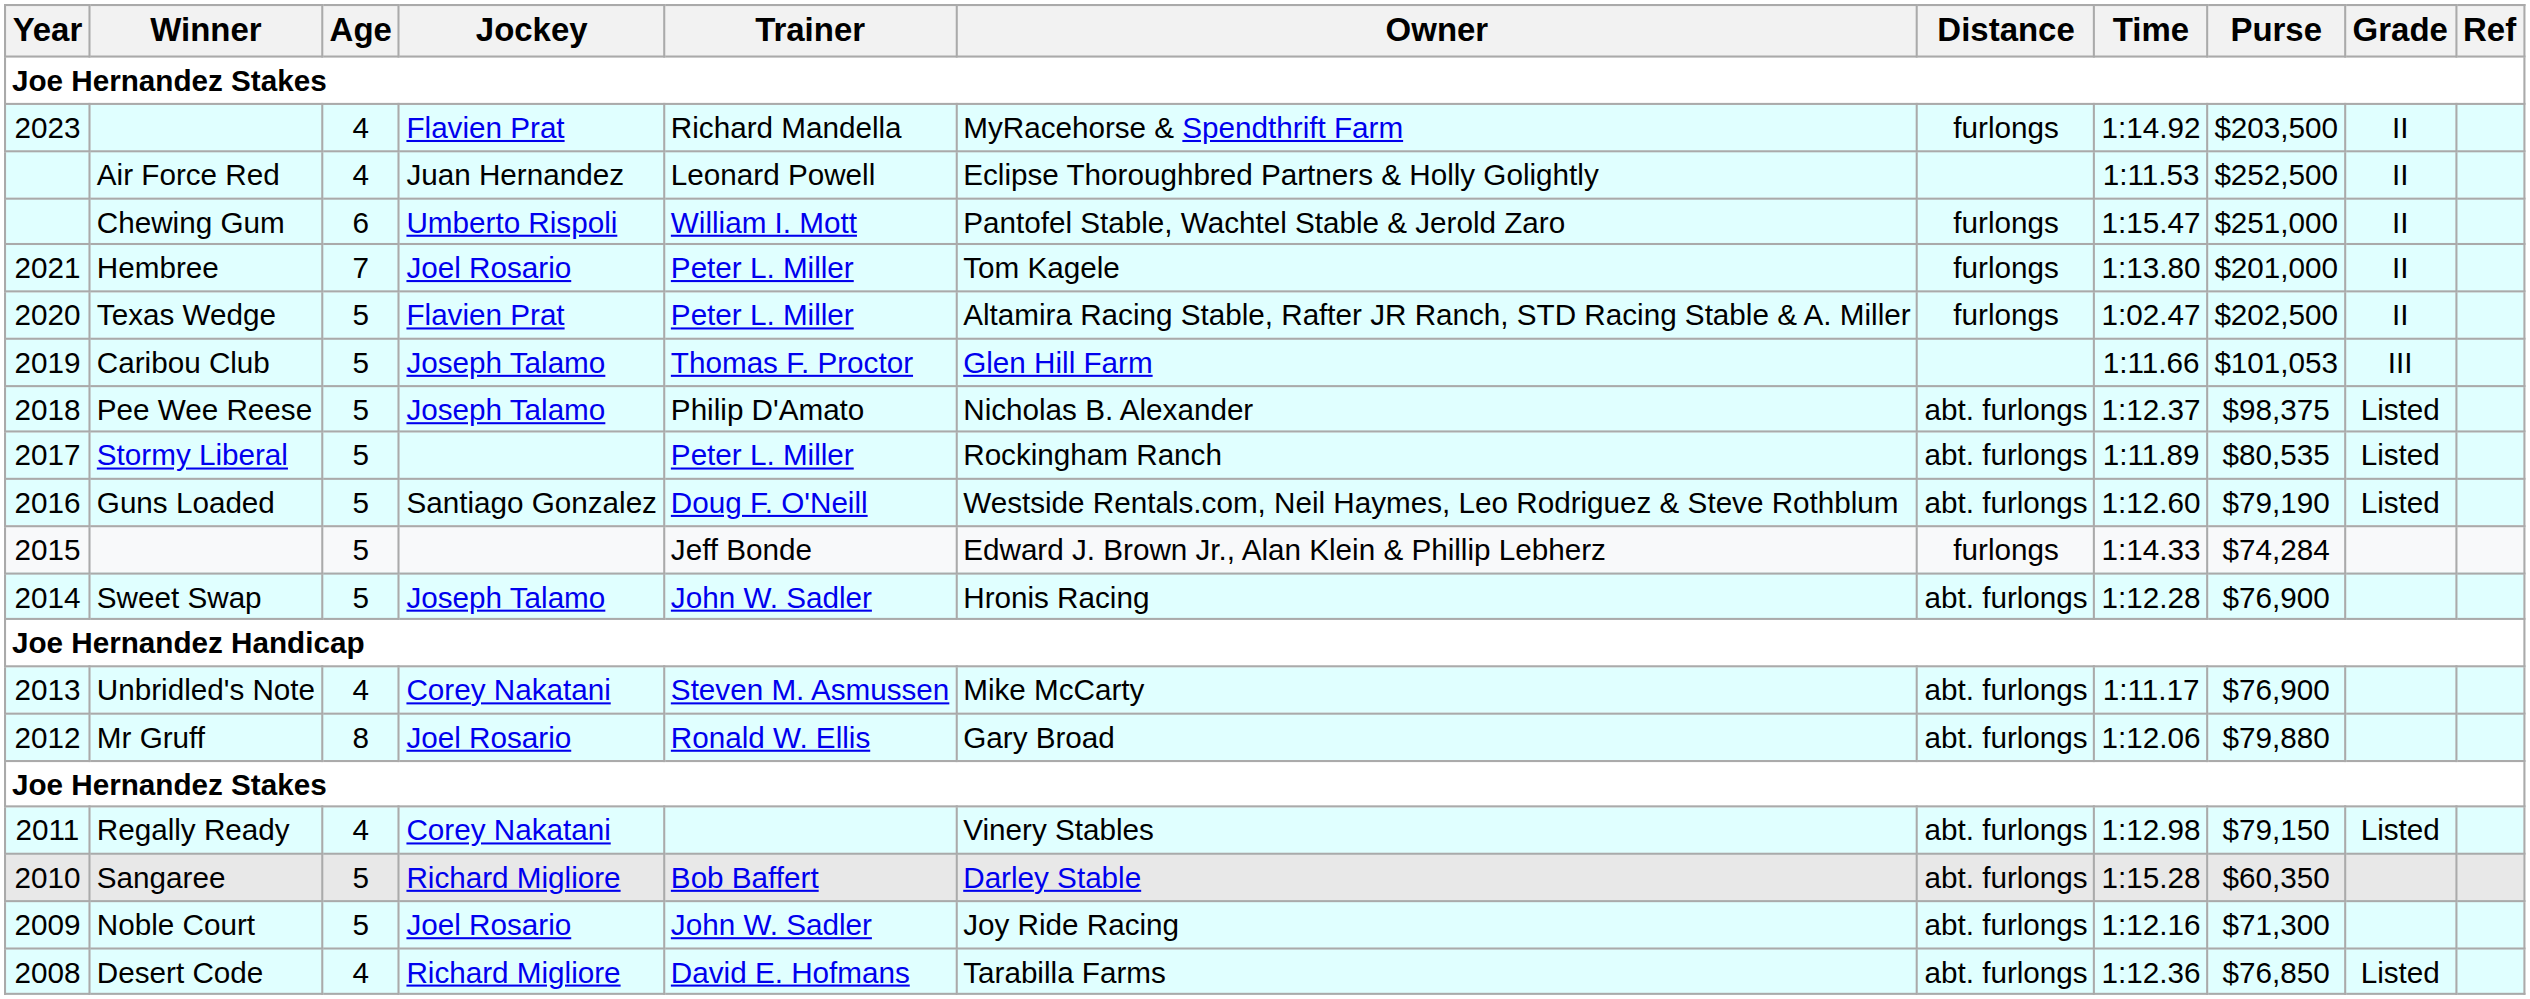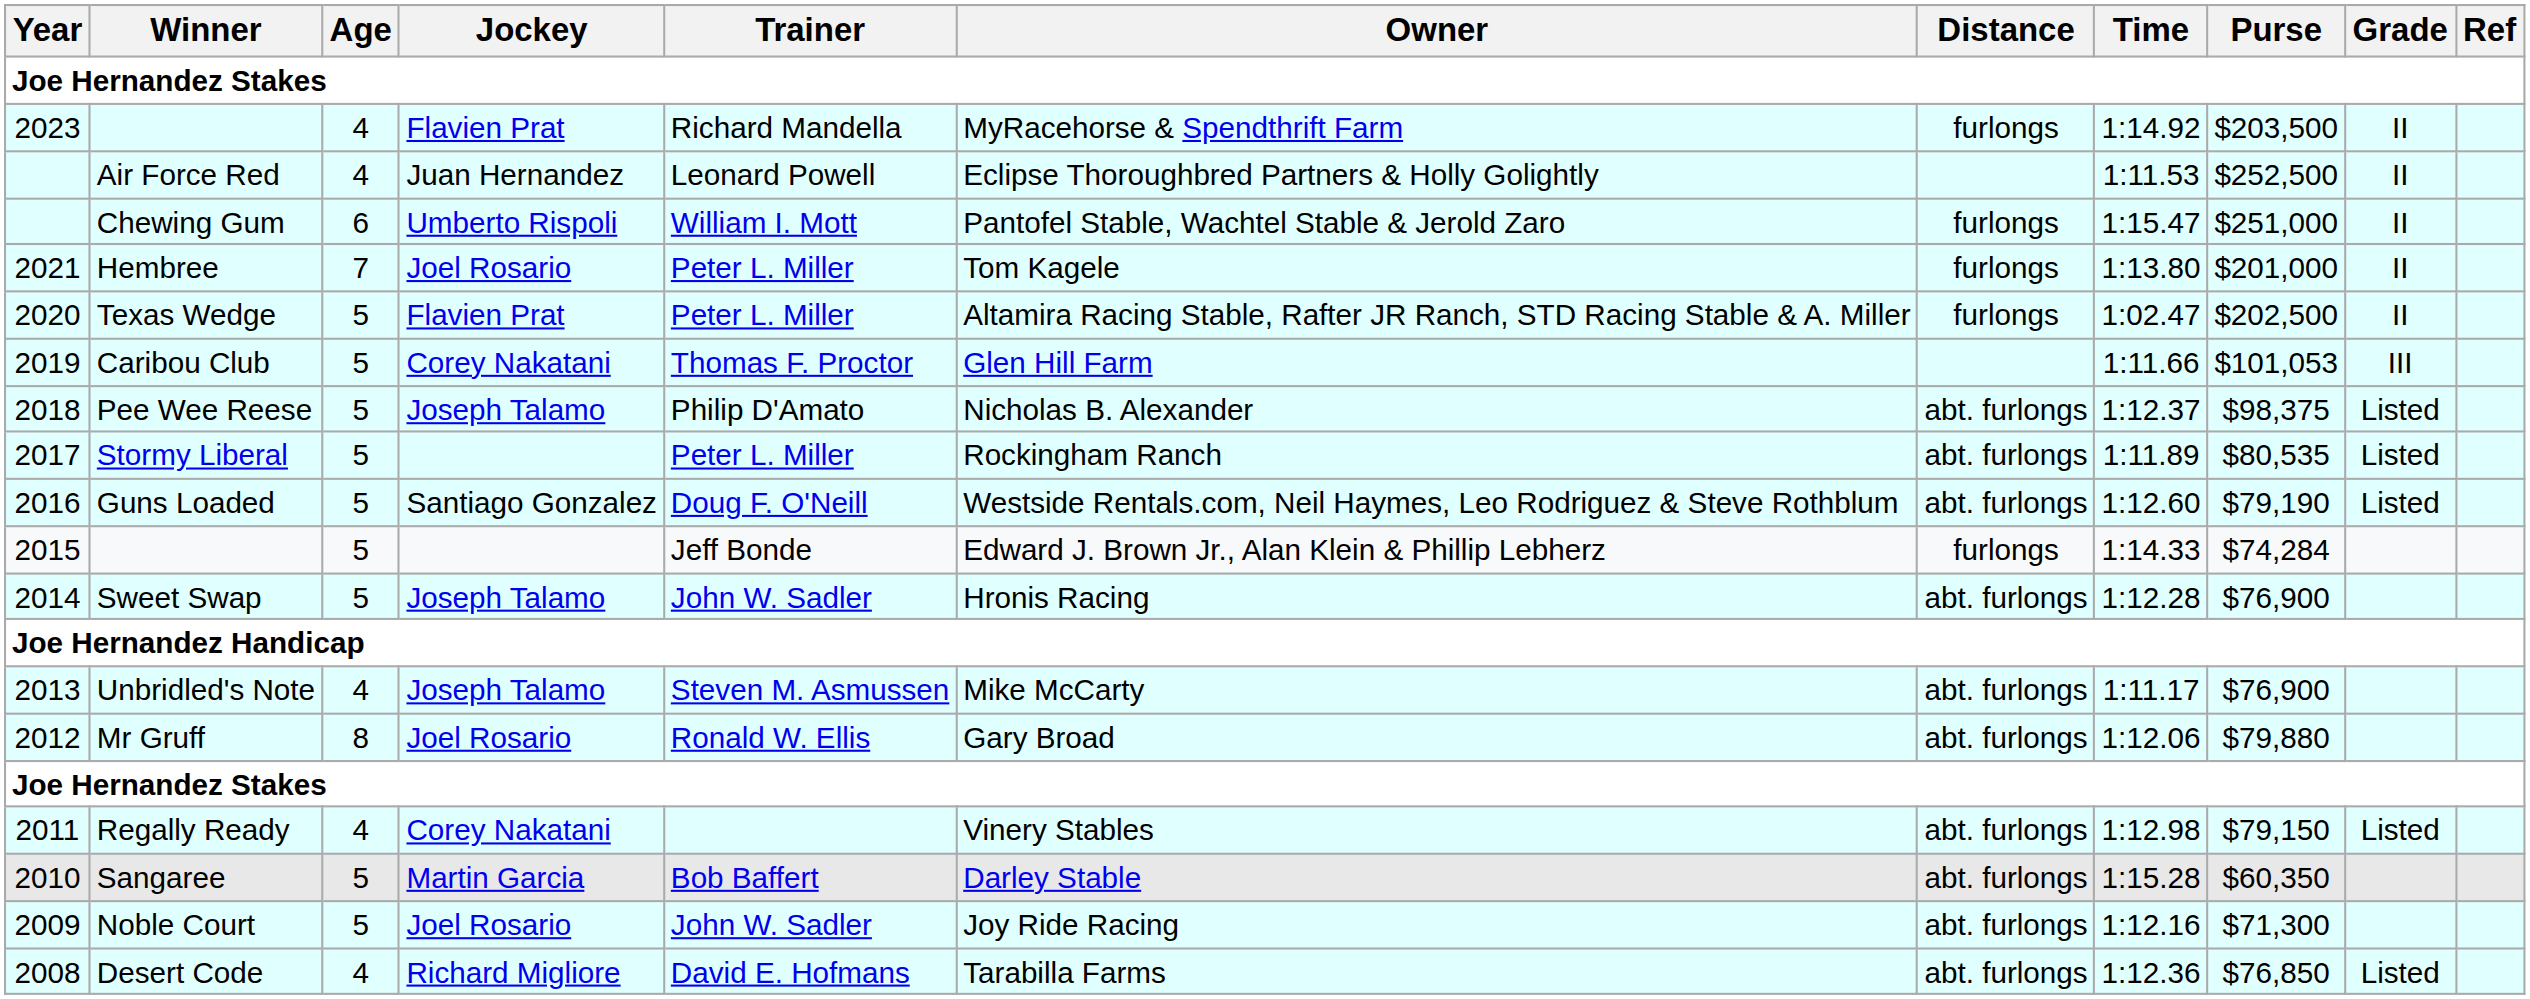(506, 362) Joseph Talamo -> (509, 362) Corey Nakatani
(509, 690) Corey Nakatani -> (506, 690) Joseph Talamo
(514, 877) Richard Migliore -> (495, 877) Martin Garcia
